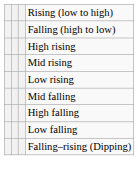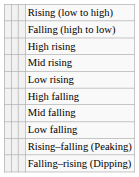rows swapped: (53, 113) <-> (52, 96)
+ row: (80, 146)
